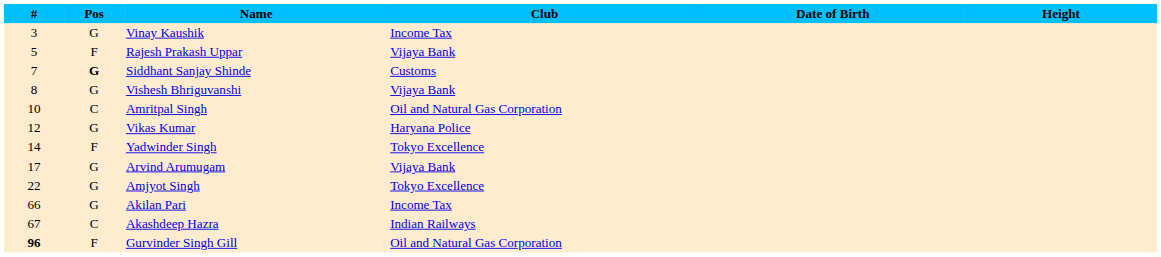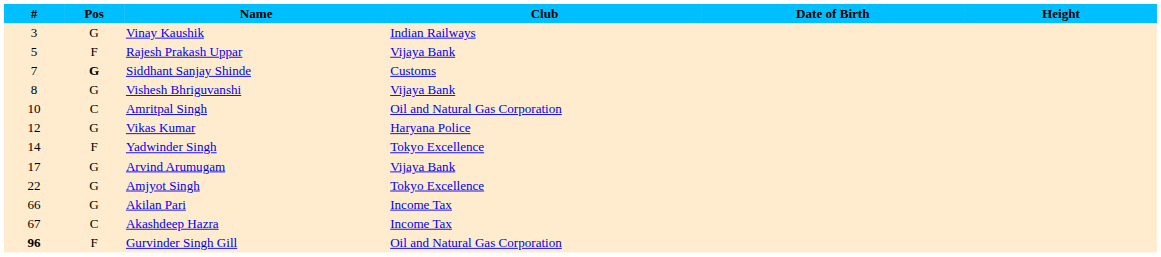(421, 32) Income Tax -> (433, 32) Indian Railways
(433, 223) Indian Railways -> (421, 223) Income Tax
